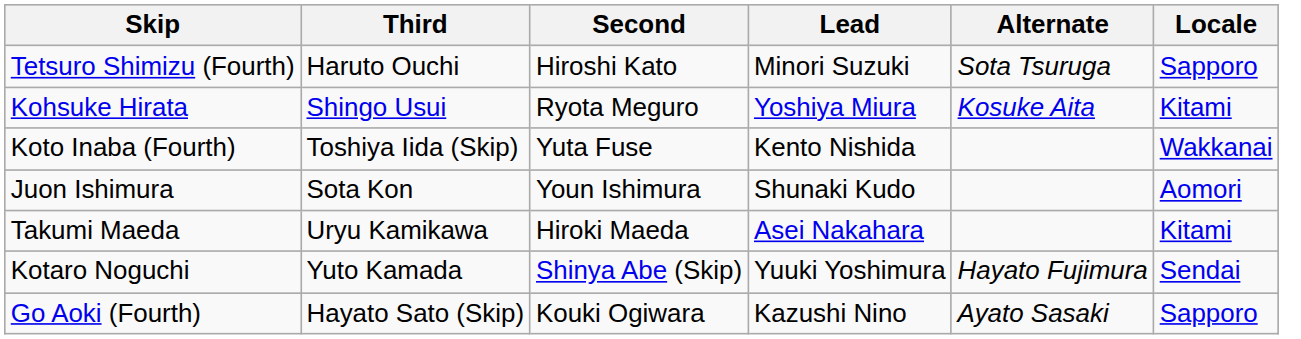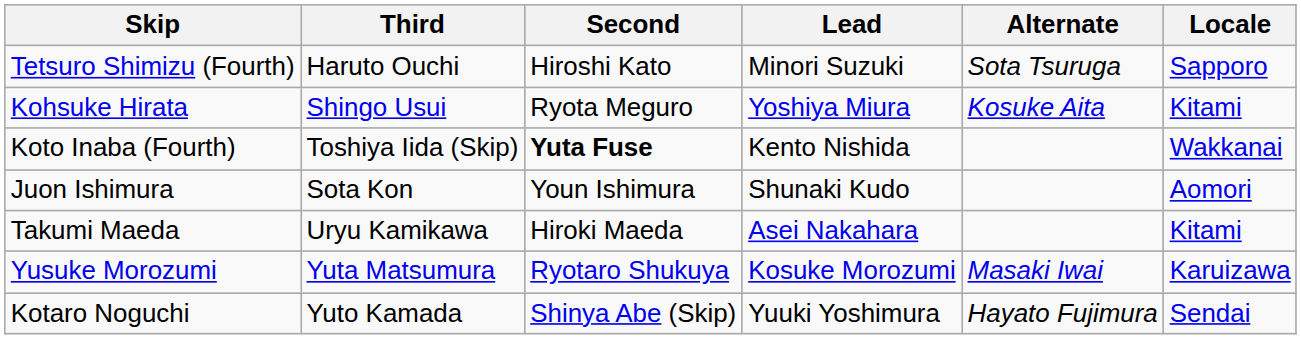(594, 148) normal -> (591, 148) bold
+ row: (114, 271)
- row: (106, 312)
